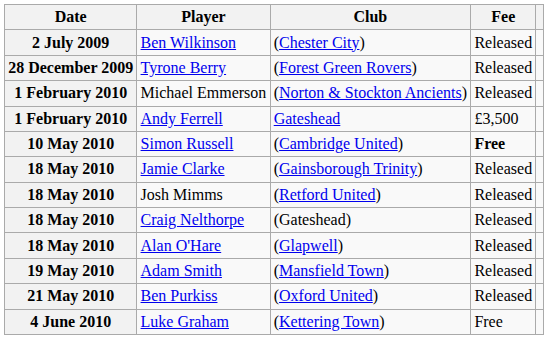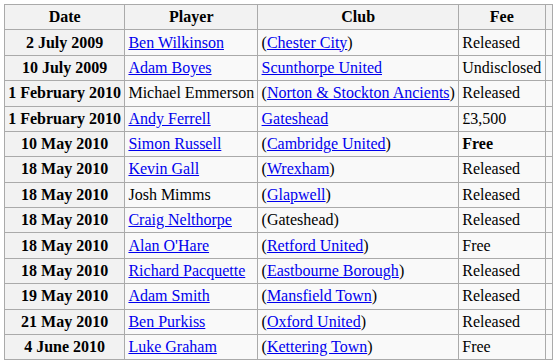+ row: (170, 67)
- row: (183, 67)
- row: (183, 169)
+ row: (164, 169)
(327, 194) (Retford United) -> (296, 194) (Glapwell)
(308, 245) (Glapwell) -> (315, 245) (Retford United)
(503, 245) Released -> (476, 245) Free
+ row: (187, 270)
